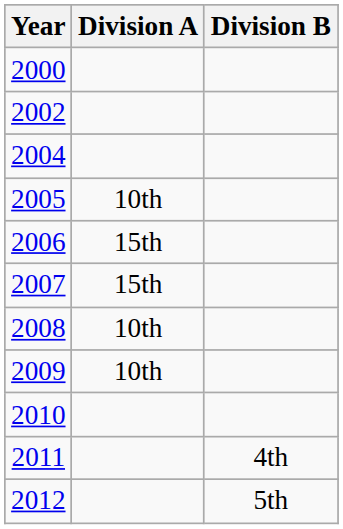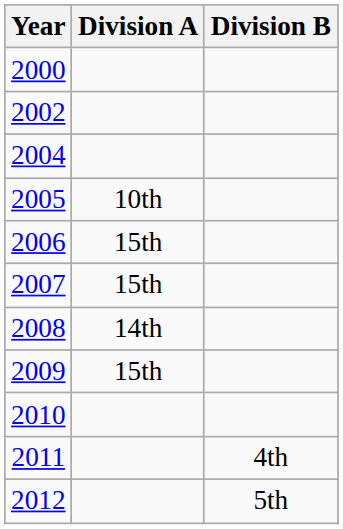(138, 328) 10th -> (138, 328) 14th
(138, 371) 10th -> (138, 371) 15th
